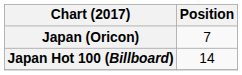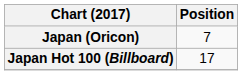(207, 59) 14 -> (207, 59) 17
